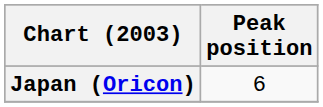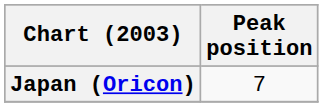(259, 84) 6 -> (259, 84) 7
